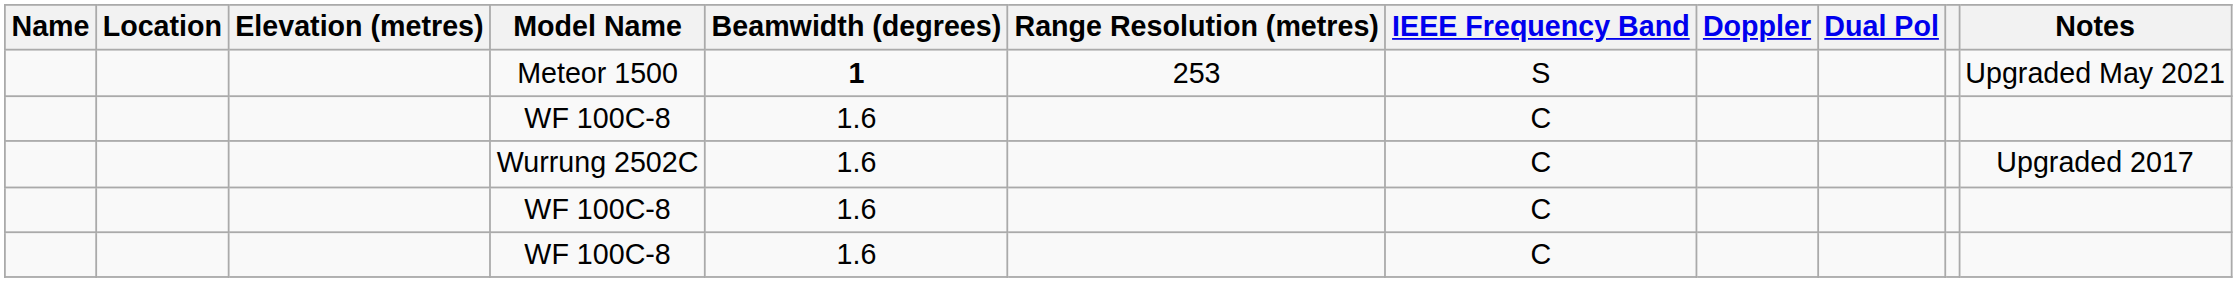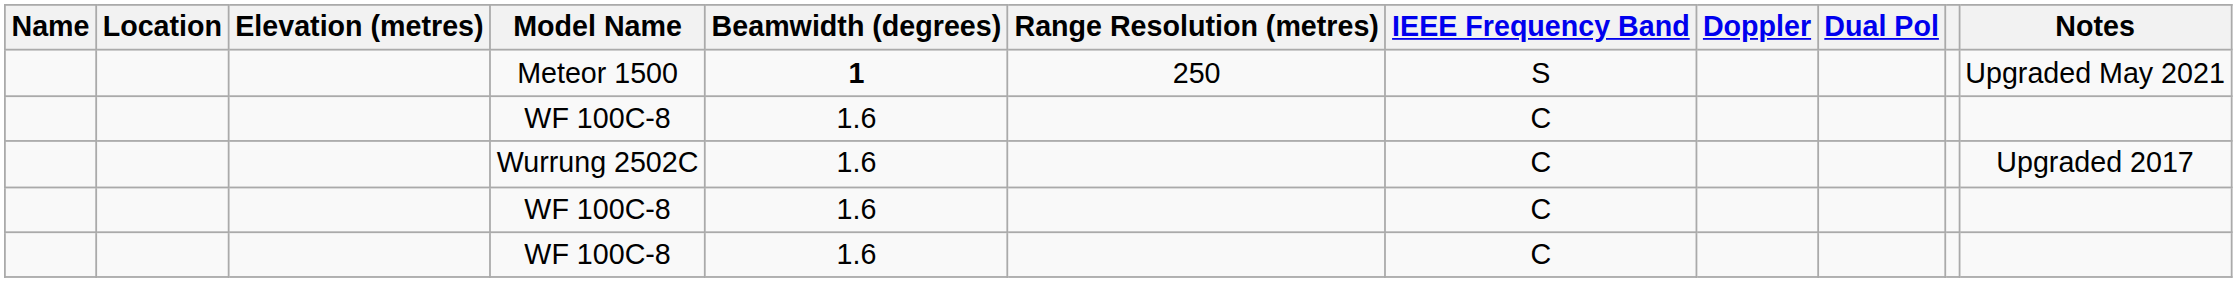(1197, 72) 253 -> (1197, 72) 250
